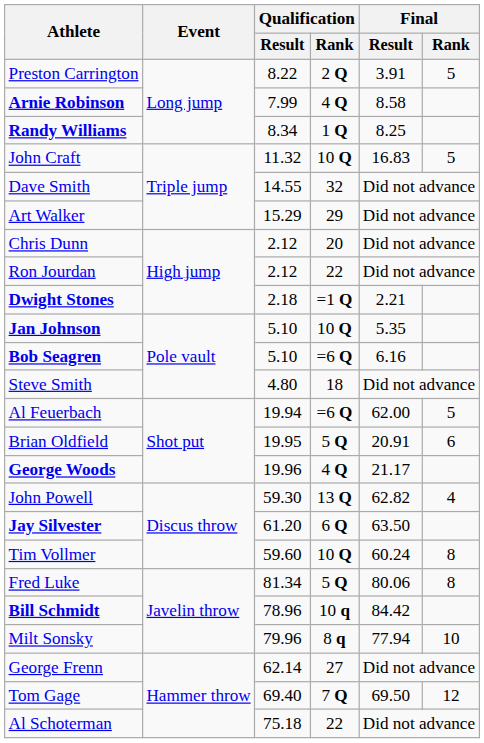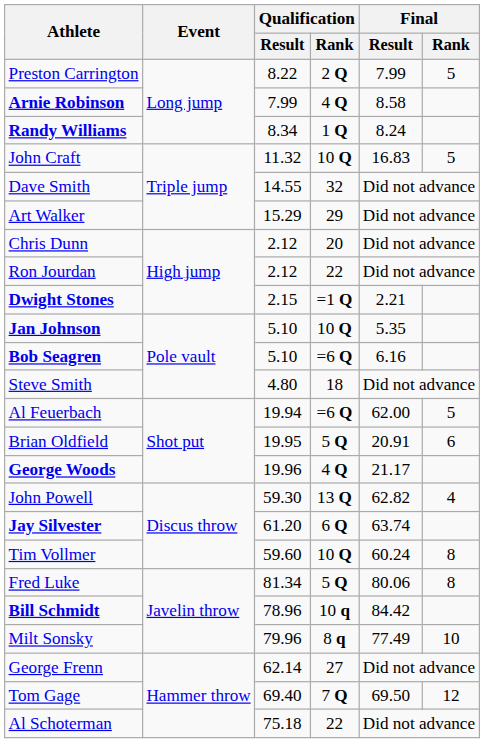(391, 74) 3.91 -> (391, 74) 7.99
(391, 130) 8.25 -> (391, 130) 8.24
(282, 300) 2.18 -> (282, 300) 2.15
(391, 526) 63.50 -> (391, 526) 63.74
(391, 639) 77.94 -> (391, 639) 77.49
